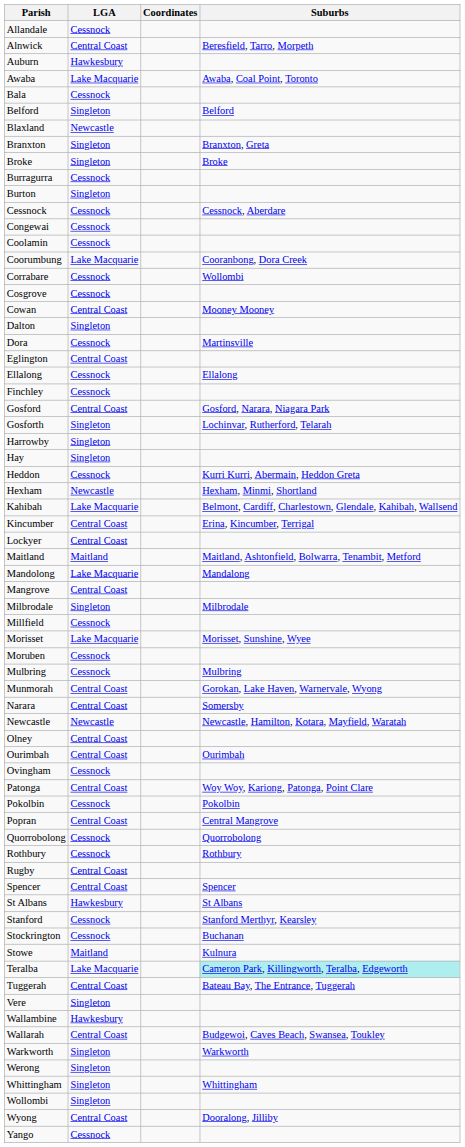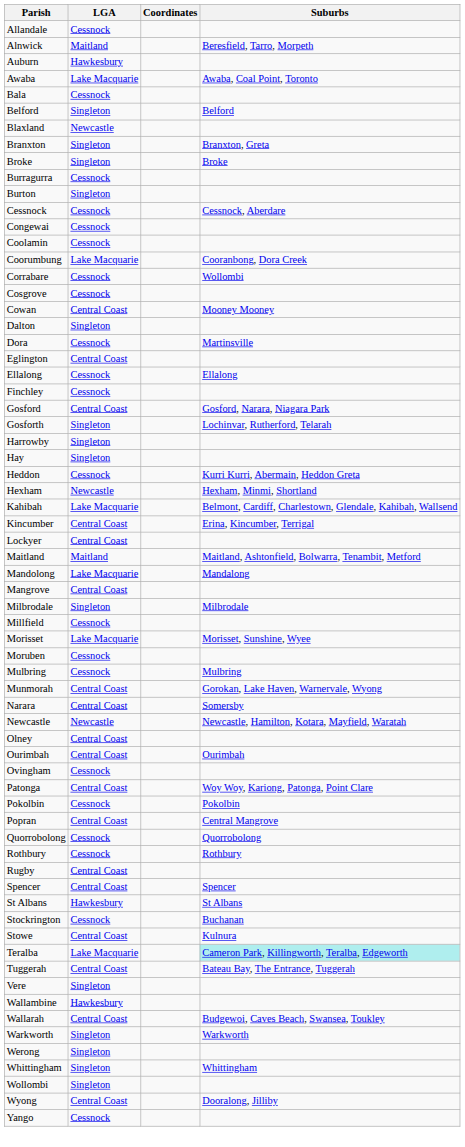(99, 45) Central Coast -> (89, 45) Maitland
- row: (25, 919)
(89, 952) Maitland -> (99, 936) Central Coast
